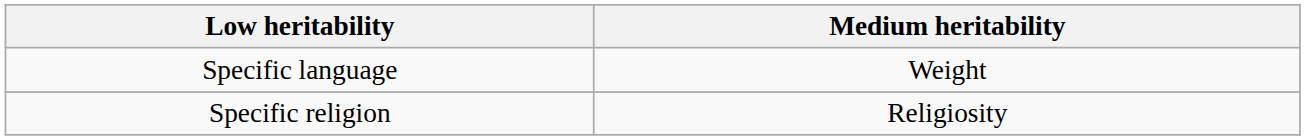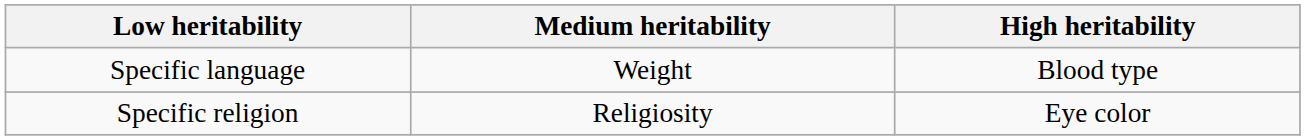+ column: (1098, 26)
